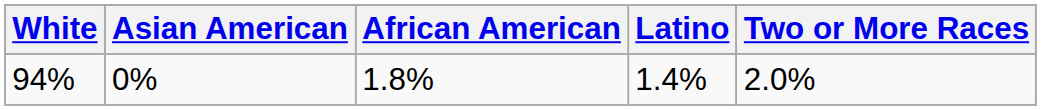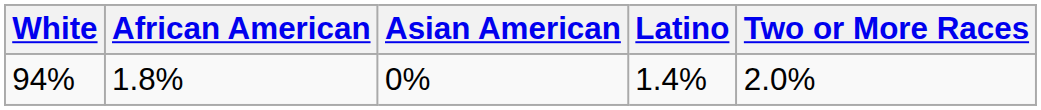columns swapped: (492, 29) <-> (230, 29)
